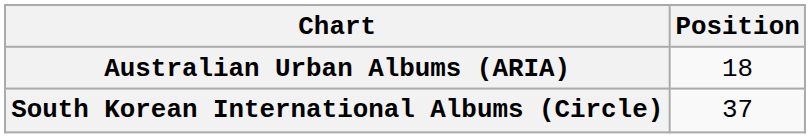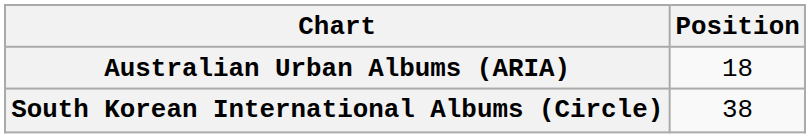(738, 110) 37 -> (738, 110) 38
